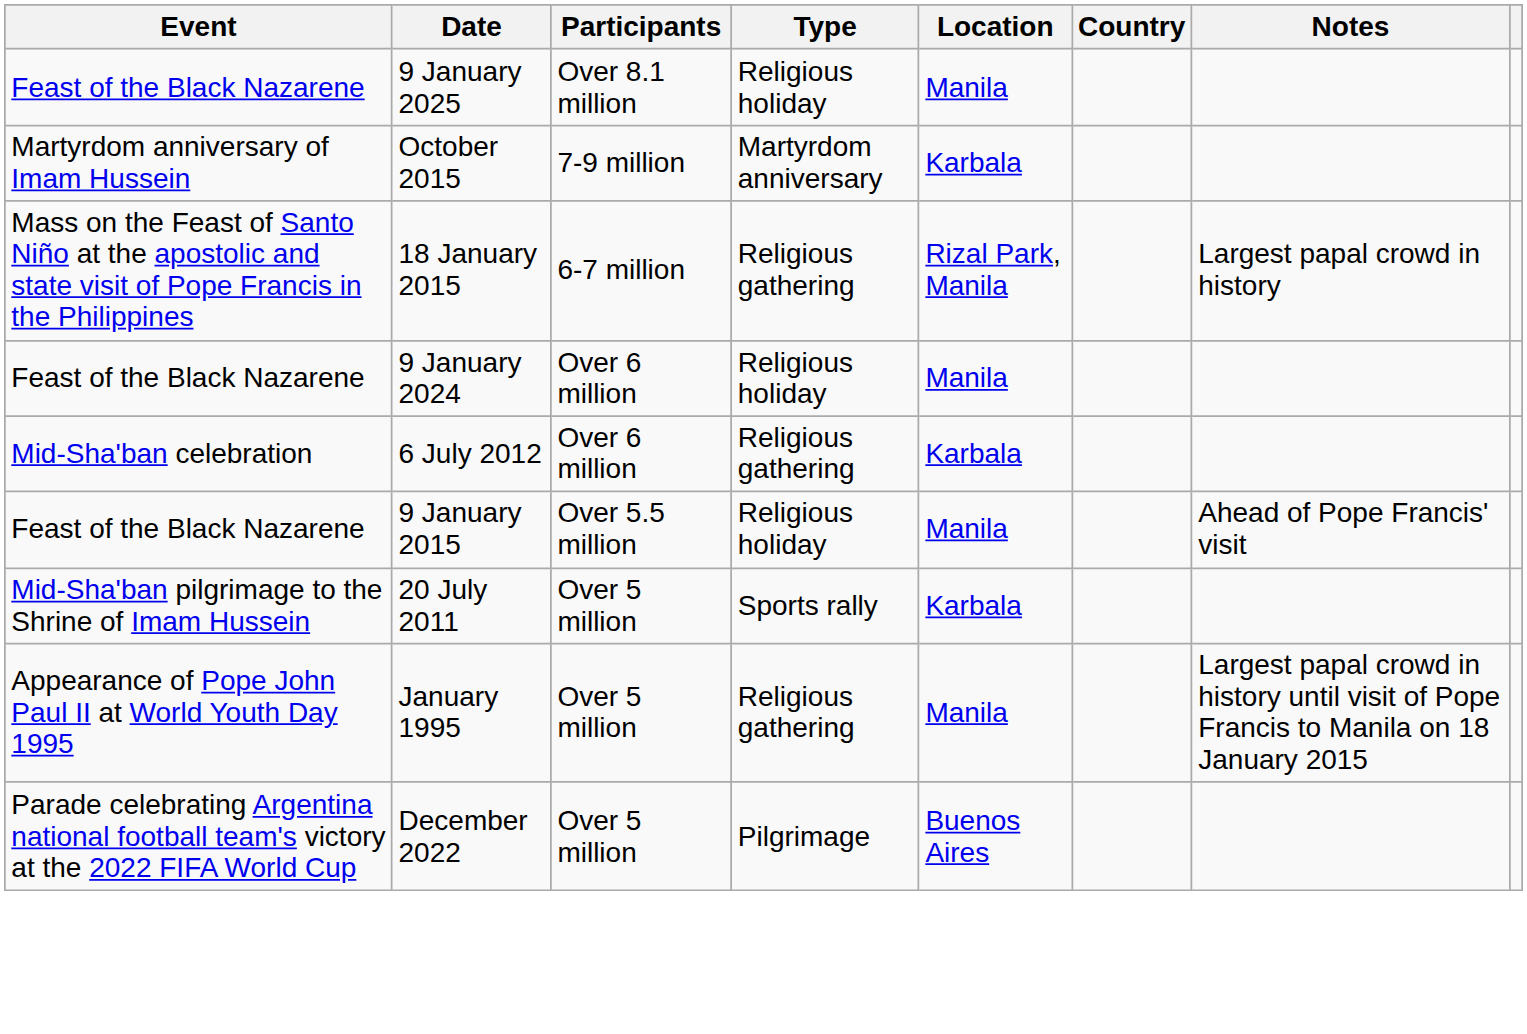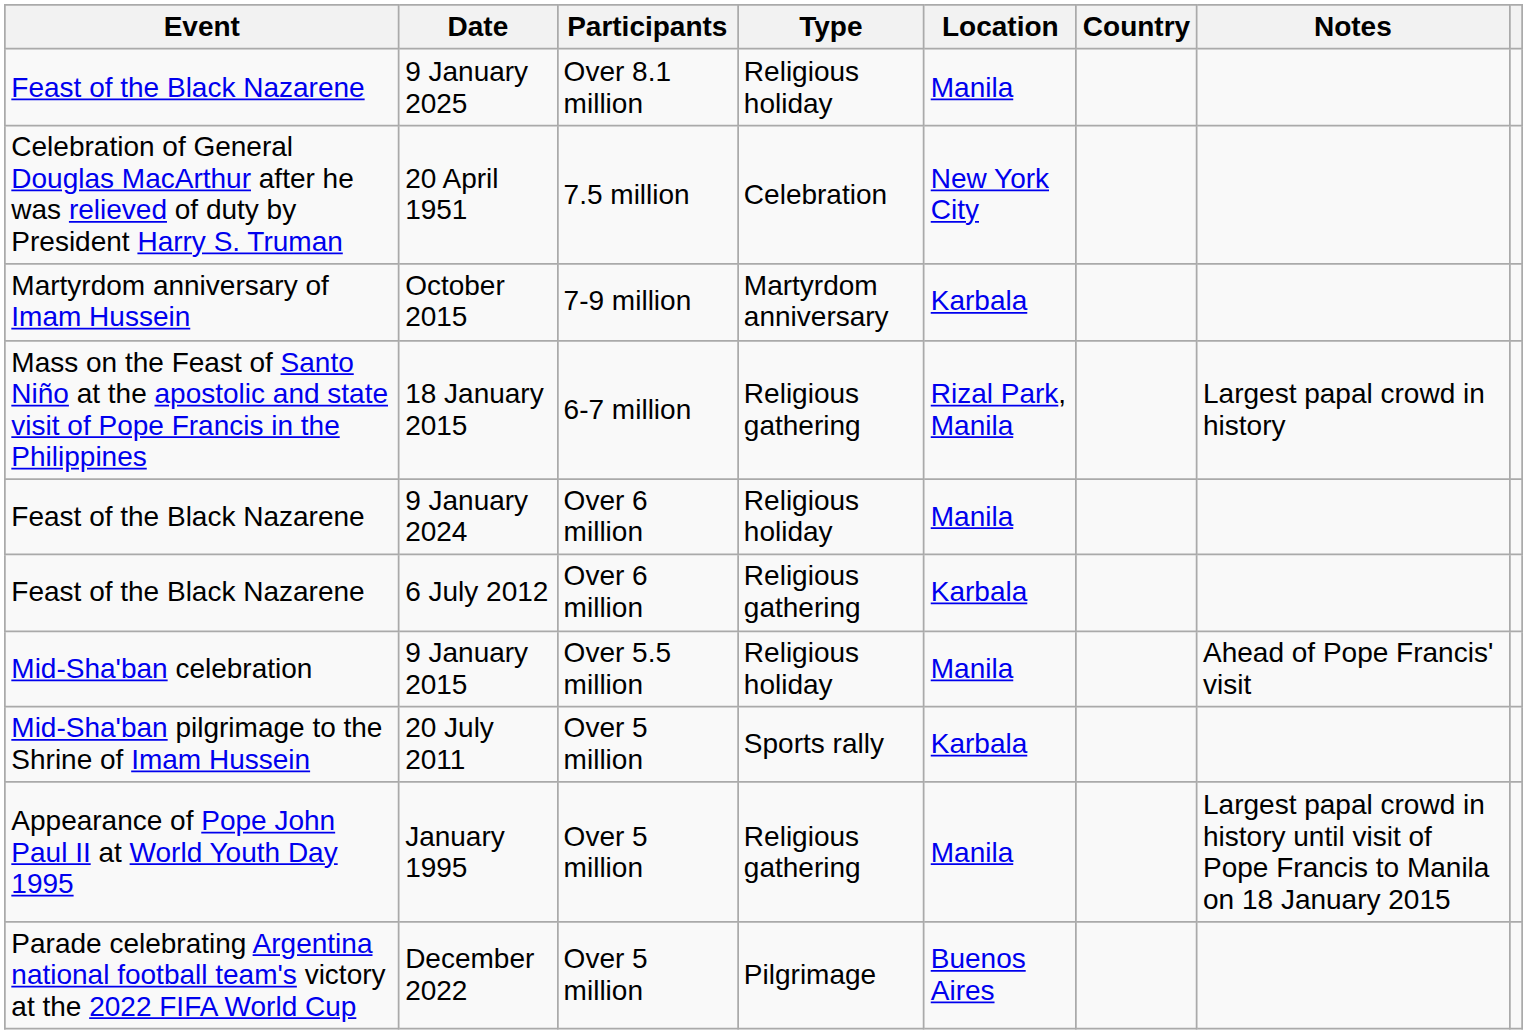+ row: (452, 194)
(162, 453) Mid-Sha'ban celebration -> (188, 592) Feast of the Black Nazarene
(188, 529) Feast of the Black Nazarene -> (162, 668) Mid-Sha'ban celebration
